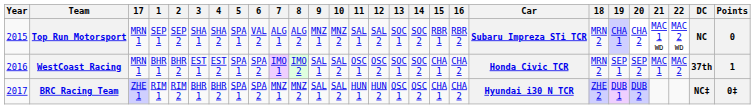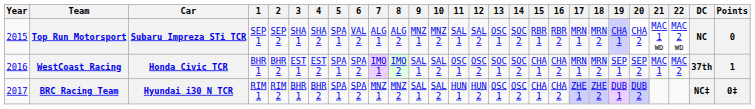columns swapped: (529, 12) <-> (139, 12)
(399, 37) SOC 1 -> (499, 37) OSC 1
